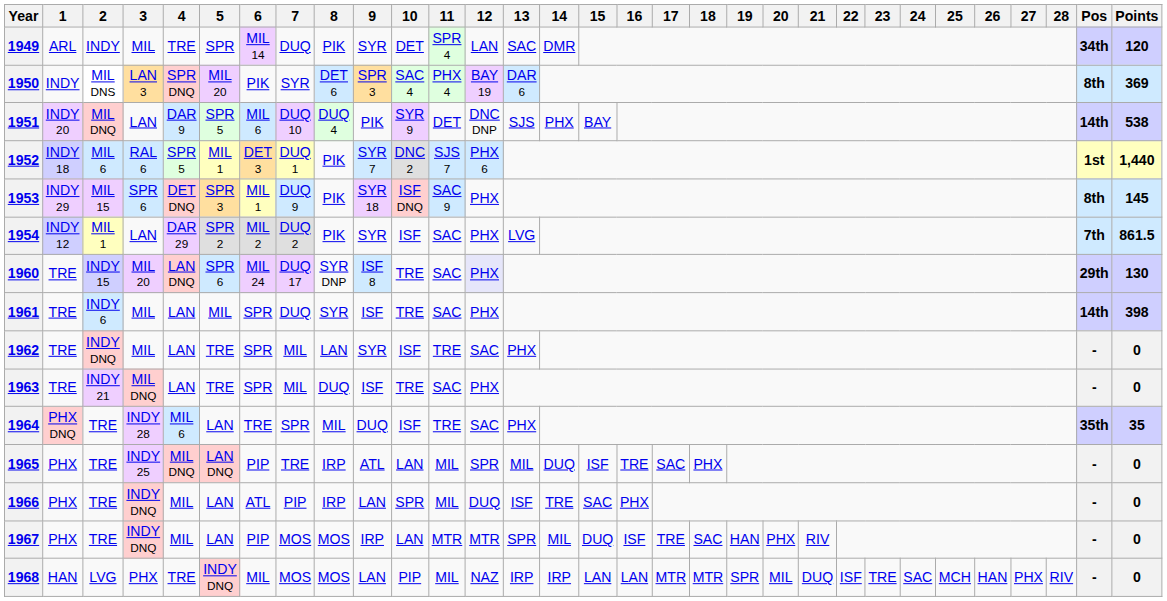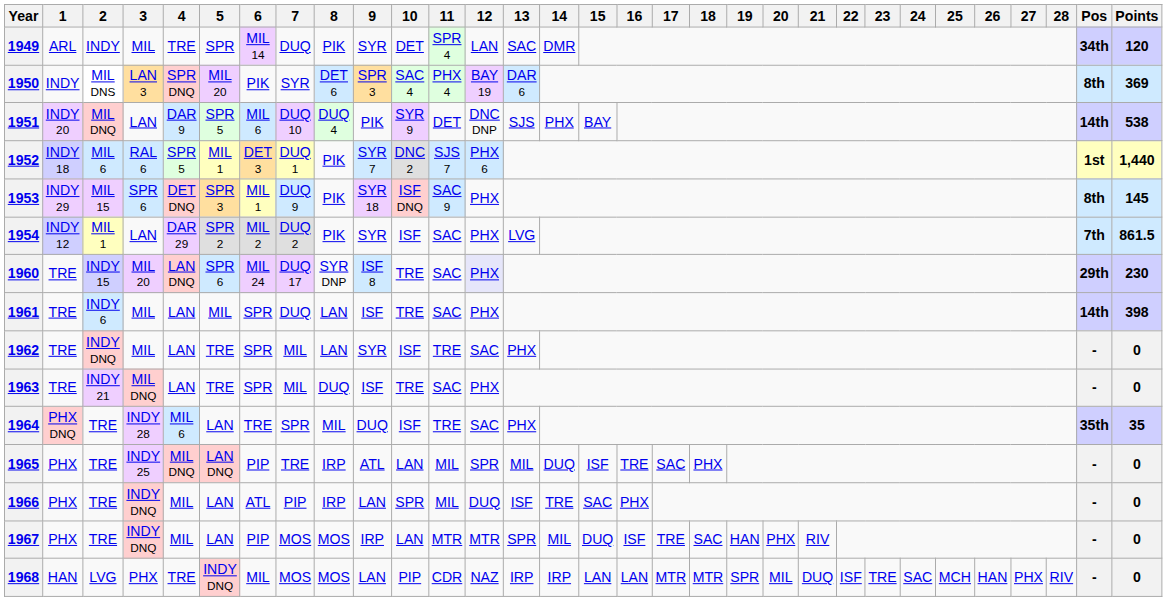(1137, 274) 130 -> (1137, 274) 230
(334, 312) SYR -> (334, 312) LAN
(447, 578) MIL -> (447, 578) CDR
